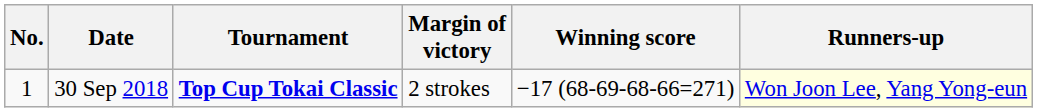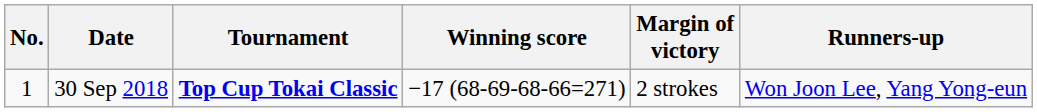columns swapped: (626, 36) <-> (457, 36)
(886, 88) lightyellow background -> (886, 88) no background
